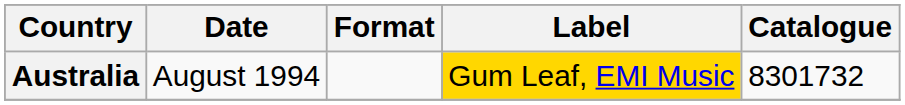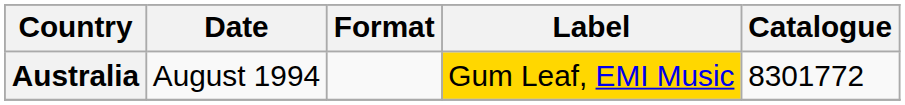(806, 75) 8301732 -> (806, 75) 8301772
